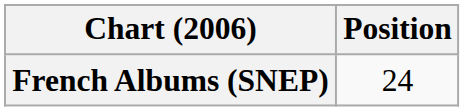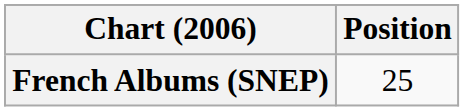(397, 79) 24 -> (397, 79) 25
